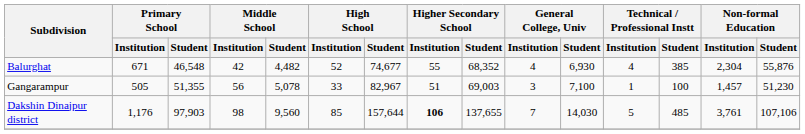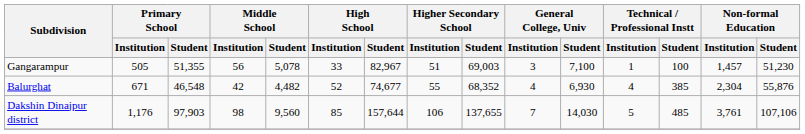rows swapped: (29, 66) <-> (38, 86)
(435, 112) bold -> (435, 112) normal
